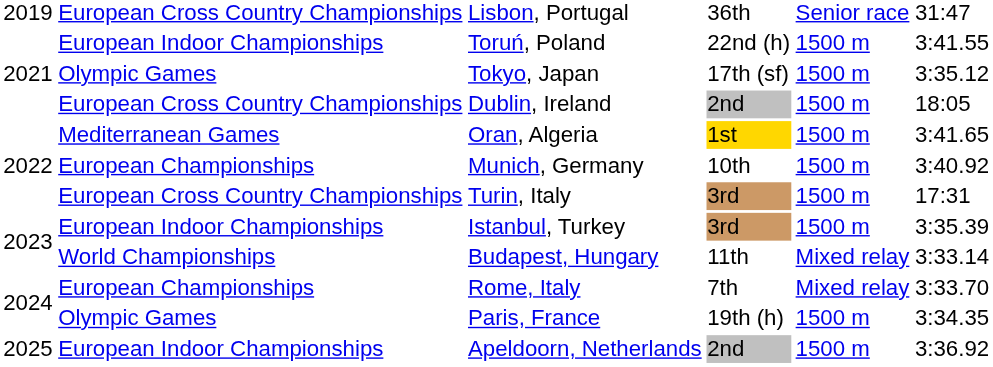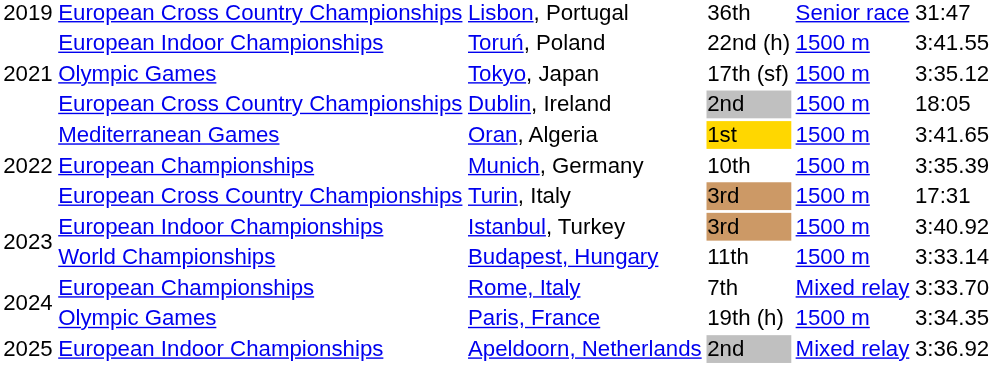(952, 165) 3:40.92 -> (952, 165) 3:35.39
(952, 226) 3:35.39 -> (952, 226) 3:40.92
(852, 257) Mixed relay -> (833, 257) 1500 m
(833, 348) 1500 m -> (852, 348) Mixed relay
